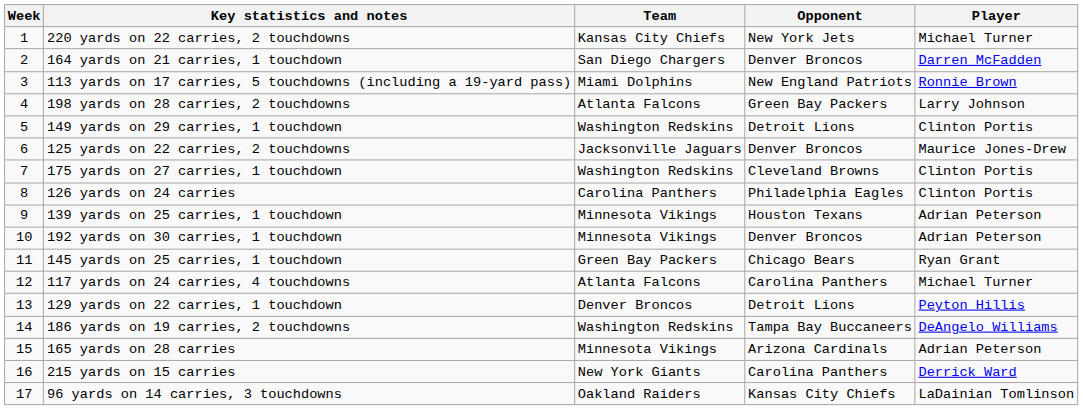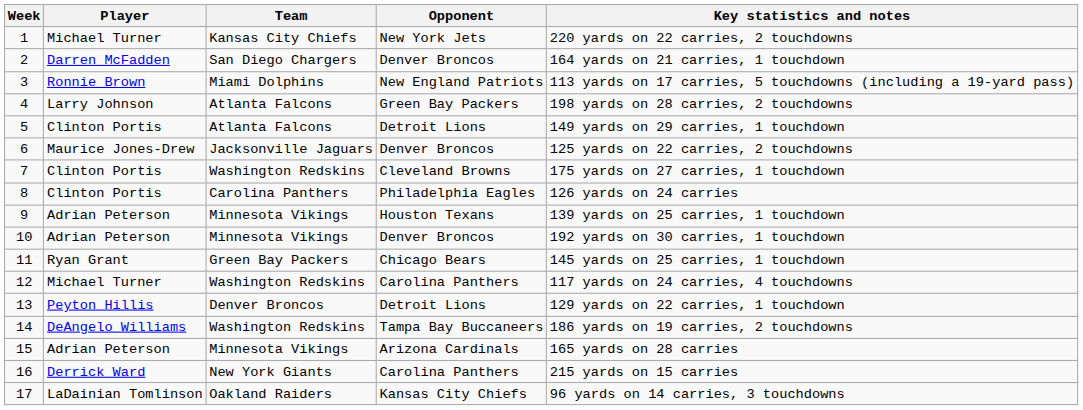columns swapped: (996, 16) <-> (309, 16)
(656, 127) Washington Redskins -> (271, 127) Atlanta Falcons
(639, 283) Atlanta Falcons -> (287, 283) Washington Redskins
